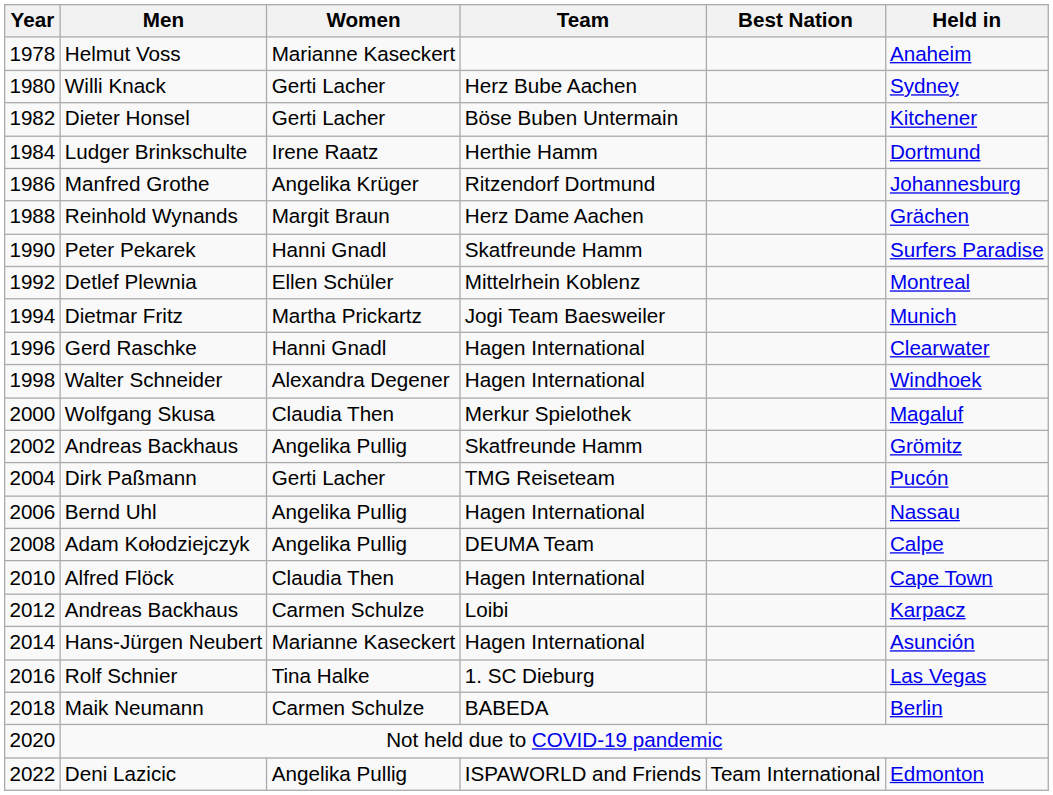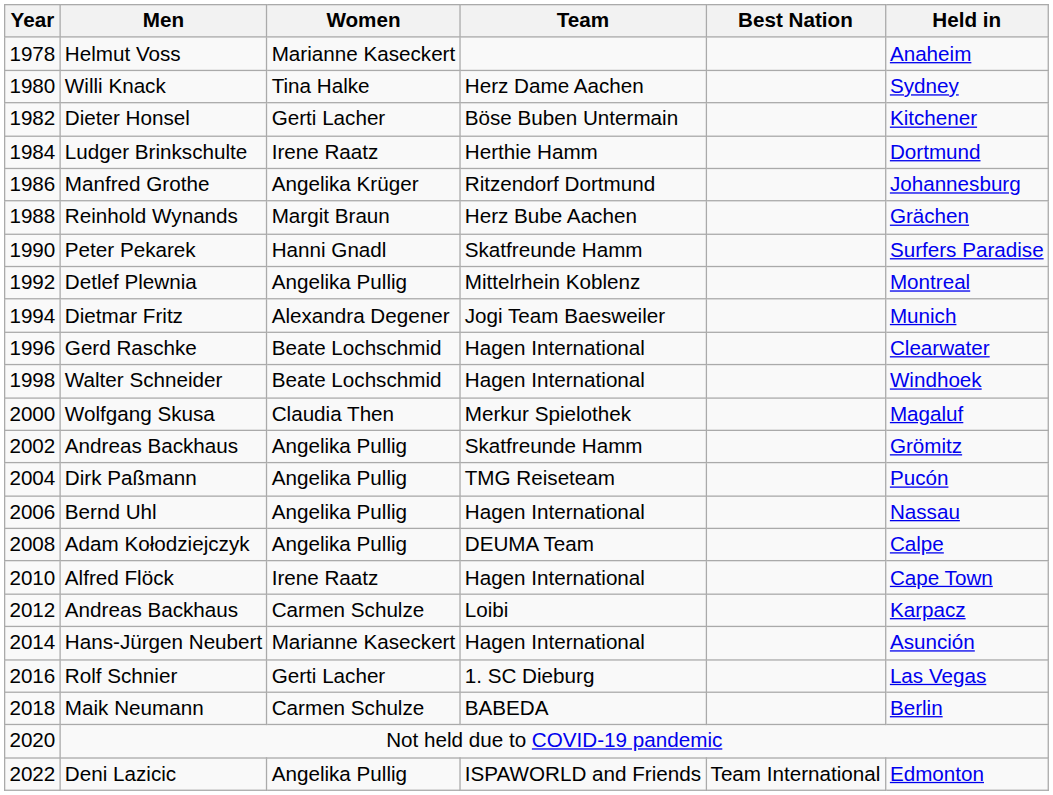(328, 86) Gerti Lacher -> (321, 86) Tina Halke
(551, 86) Herz Bube Aachen -> (554, 86) Herz Dame Aachen
(554, 217) Herz Dame Aachen -> (551, 217) Herz Bube Aachen
(332, 282) Ellen Schüler -> (339, 282) Angelika Pullig
(347, 315) Martha Prickartz -> (361, 315) Alexandra Degener
(329, 348) Hanni Gnadl -> (357, 348) Beate Lochschmid
(361, 380) Alexandra Degener -> (357, 380) Beate Lochschmid
(328, 479) Gerti Lacher -> (339, 479) Angelika Pullig
(333, 577) Claudia Then -> (325, 577) Irene Raatz
(321, 675) Tina Halke -> (328, 675) Gerti Lacher
